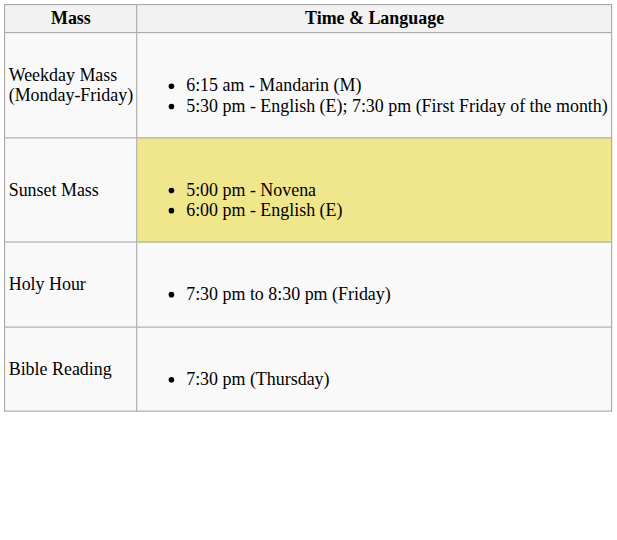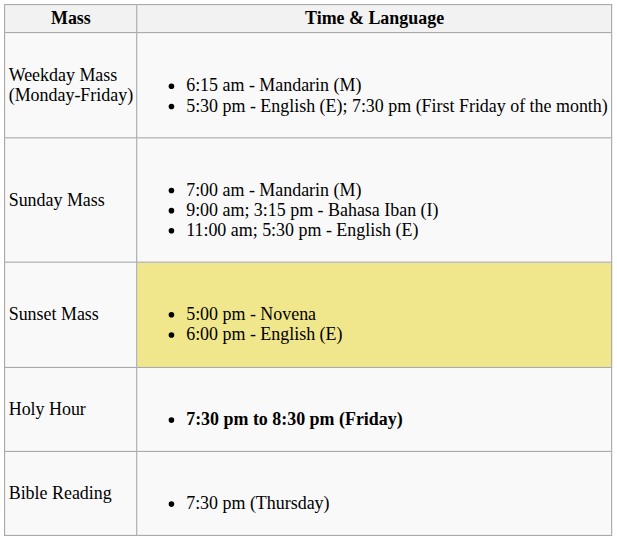+ row: (57, 199)
(375, 294) normal -> (375, 419) bold
